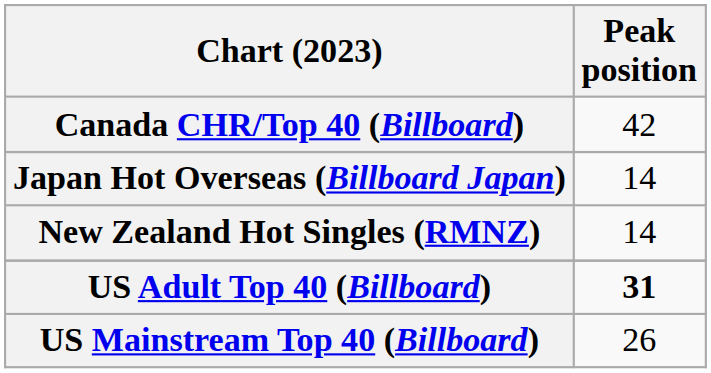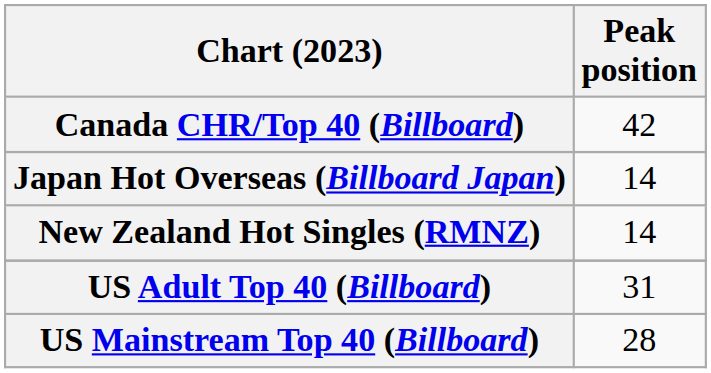(639, 286) bold -> (639, 286) normal
(639, 340) 26 -> (639, 340) 28
